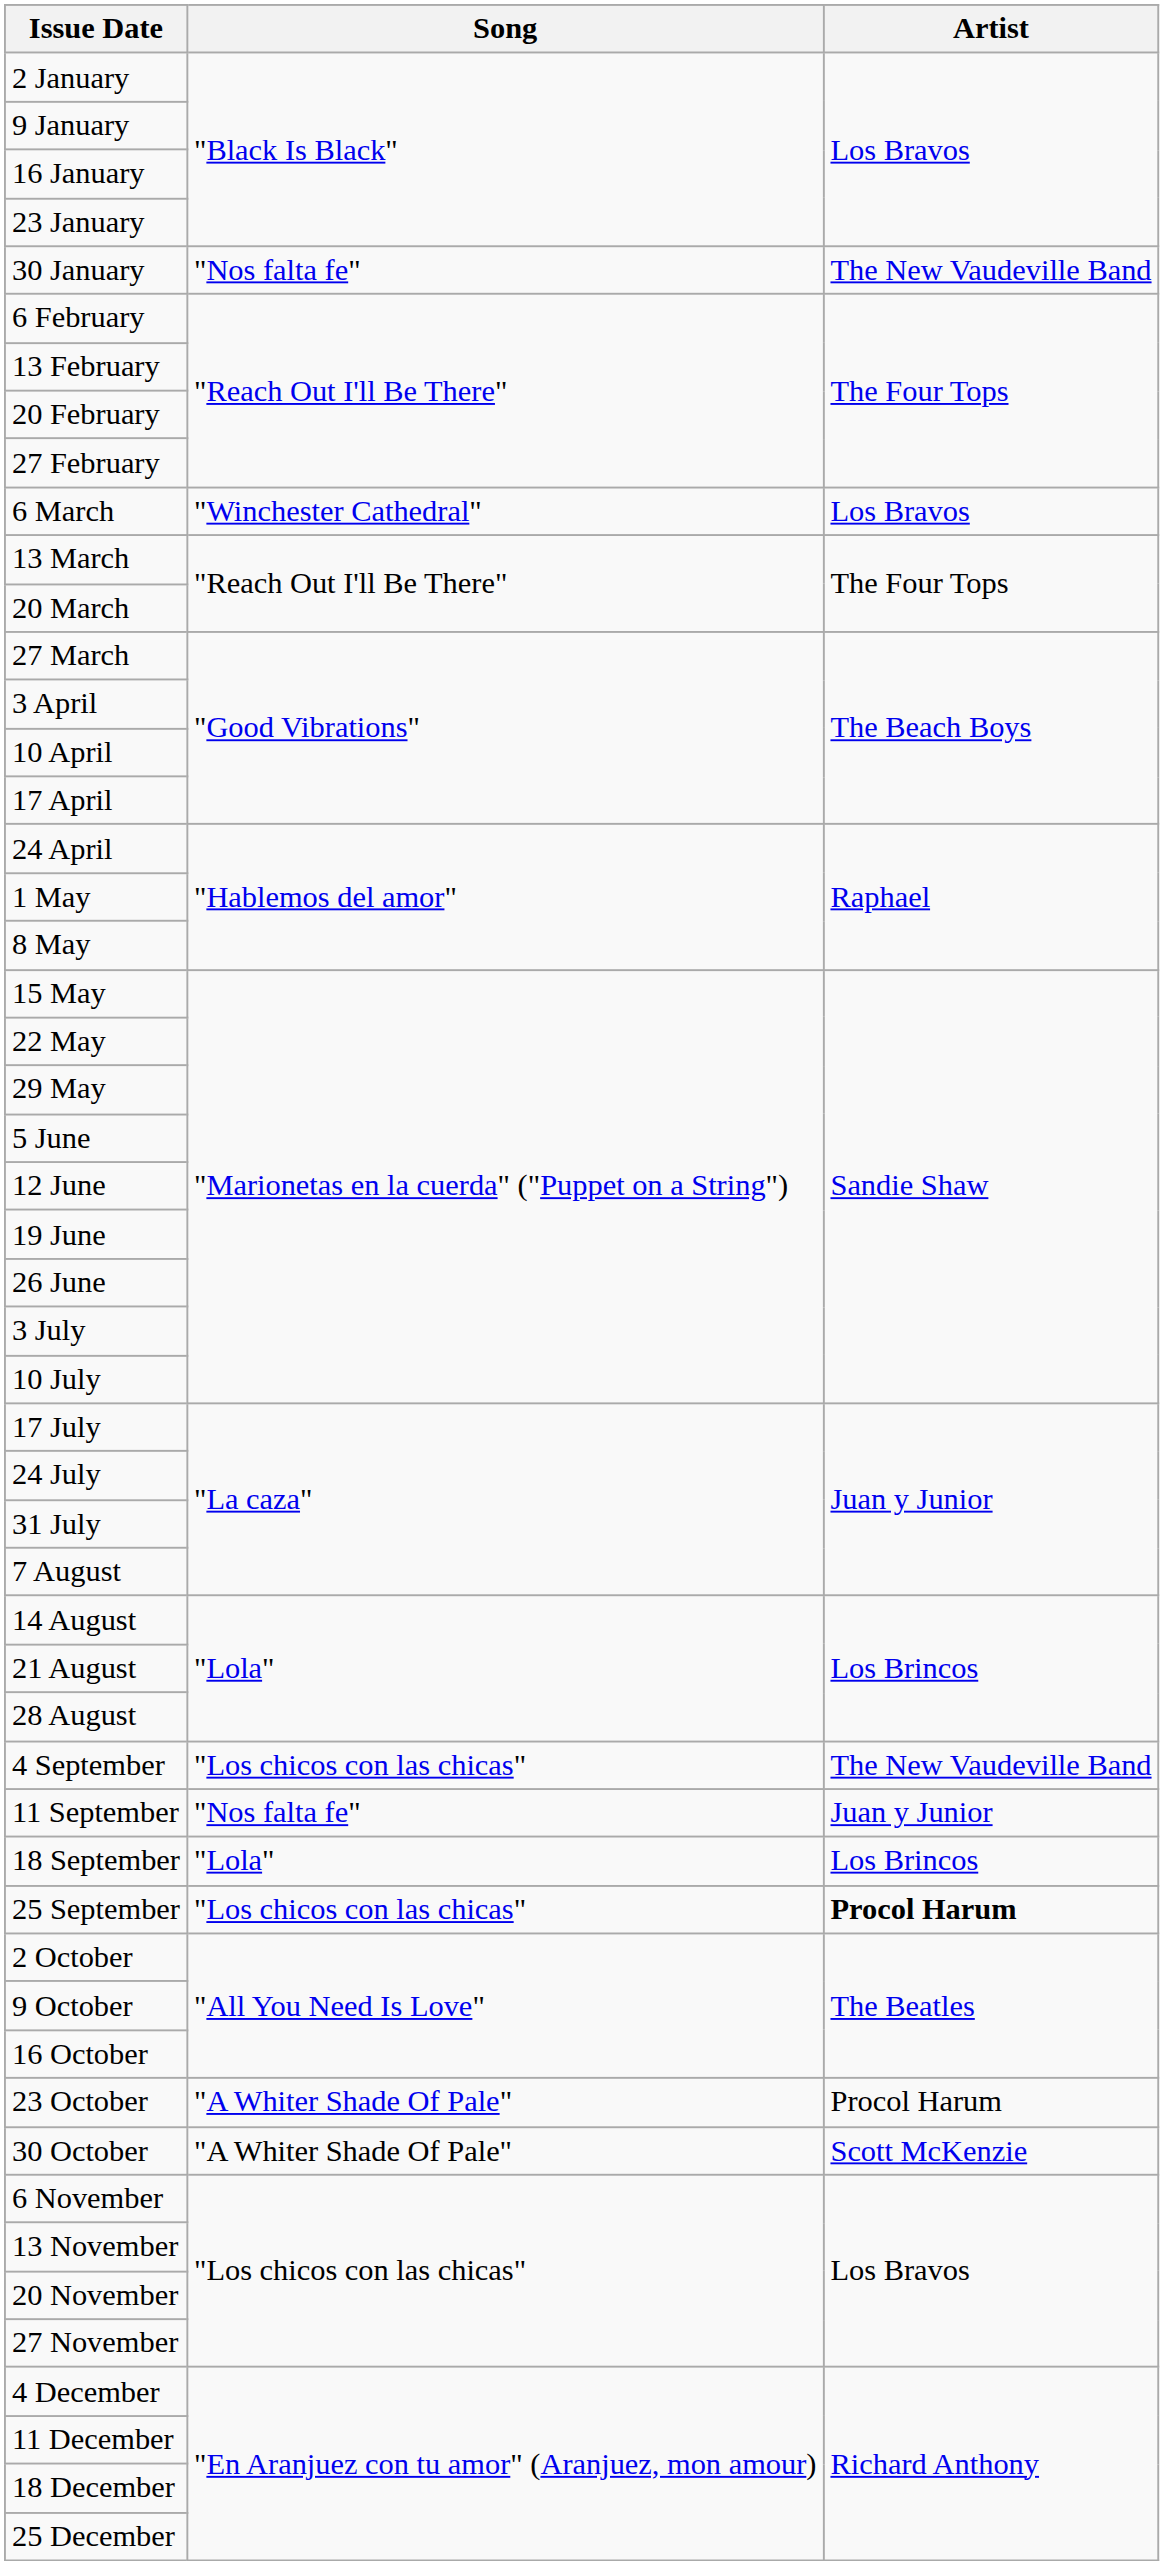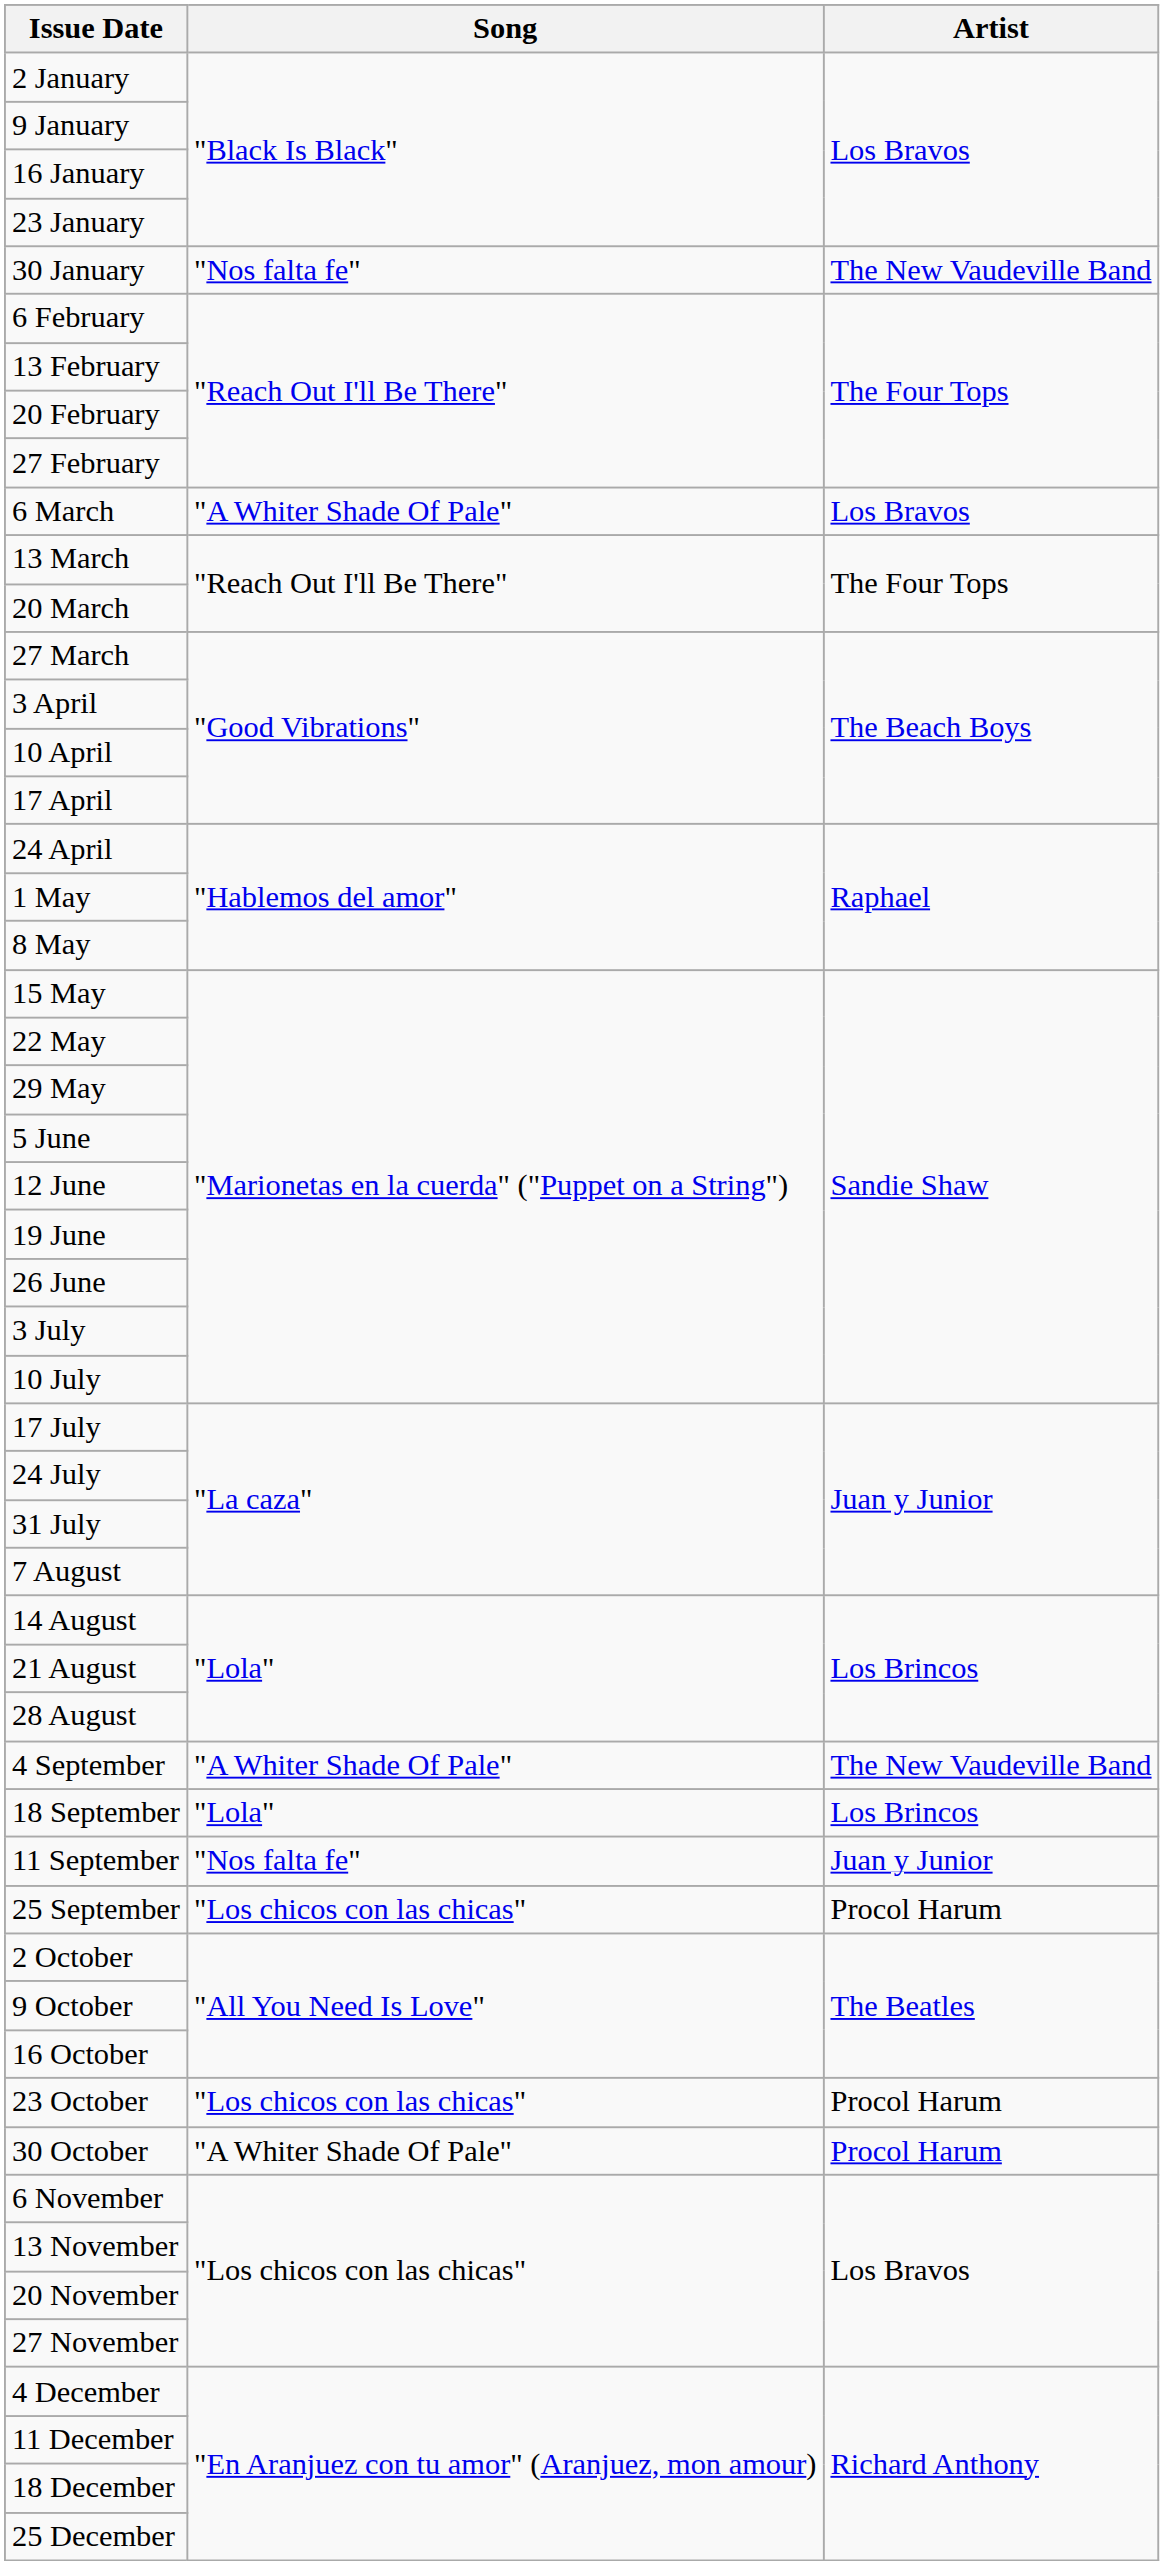(338, 510) "Winchester Cathedral" -> (353, 510) "A Whiter Shade Of Pale"
(360, 1764) "Los chicos con las chicas" -> (353, 1764) "A Whiter Shade Of Pale"
rows swapped: (95, 1812) <-> (96, 1860)
(923, 1908) bold -> (916, 1908) normal
(353, 2101) "A Whiter Shade Of Pale" -> (360, 2101) "Los chicos con las chicas"
(929, 2149) Scott McKenzie -> (916, 2149) Procol Harum
